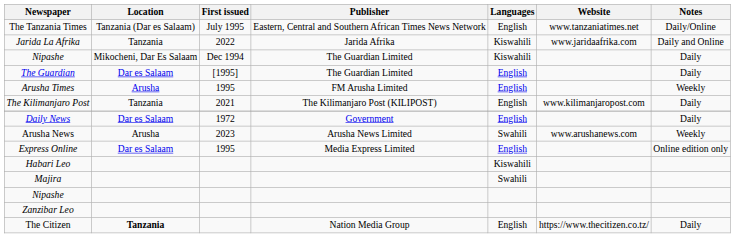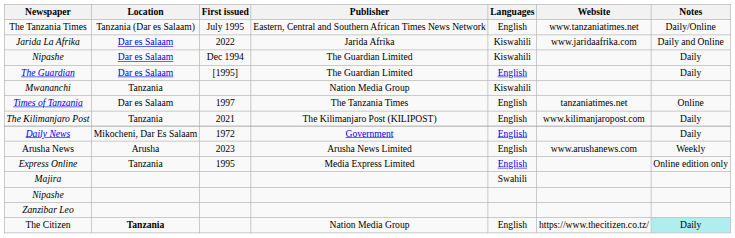(146, 42) Tanzania -> (146, 42) Dar es Salaam
(146, 57) Mikocheni, Dar Es Salaam -> (146, 57) Dar es Salaam
+ row: (48, 88)
- row: (48, 88)
+ row: (48, 103)
(146, 118) Dar es Salaam -> (146, 133) Mikocheni, Dar Es Salaam
(512, 133) Swahili -> (512, 149) English
(146, 149) Dar es Salaam -> (146, 164) Tanzania
- row: (48, 164)
(691, 225) no background -> (691, 225) paleturquoise background
